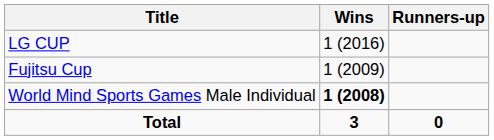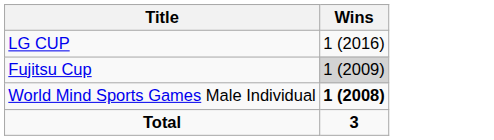- column: (439, 17)
(354, 69) no background -> (354, 69) lightgrey background
